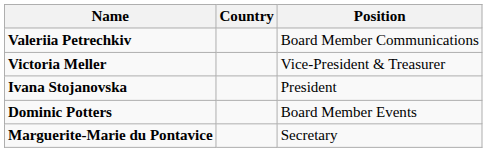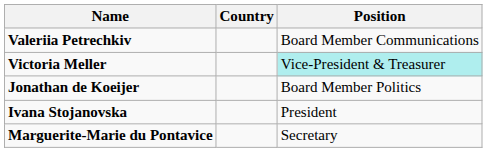(363, 64) no background -> (363, 64) paleturquoise background
+ row: (74, 87)
- row: (60, 111)
